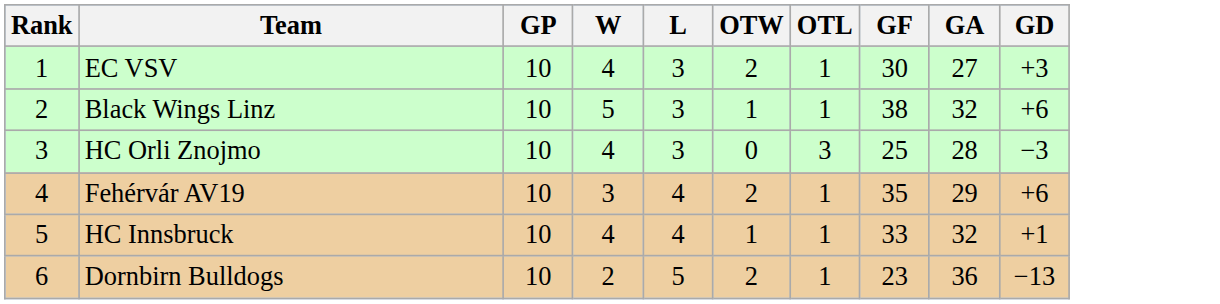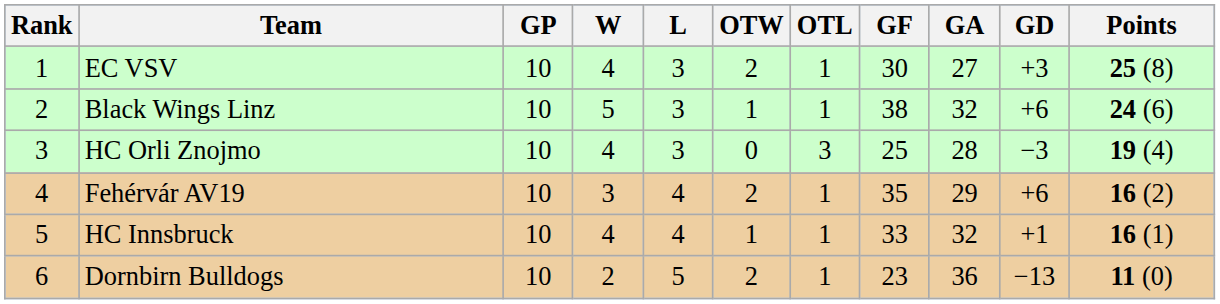+ column: (1142, 25)
